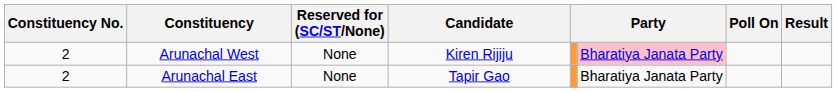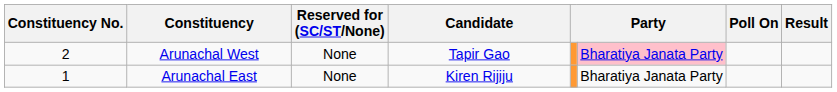(479, 53) Kiren Rijiju -> (479, 53) Tapir Gao
(66, 76) 2 -> (66, 76) 1
(479, 76) Tapir Gao -> (479, 76) Kiren Rijiju
